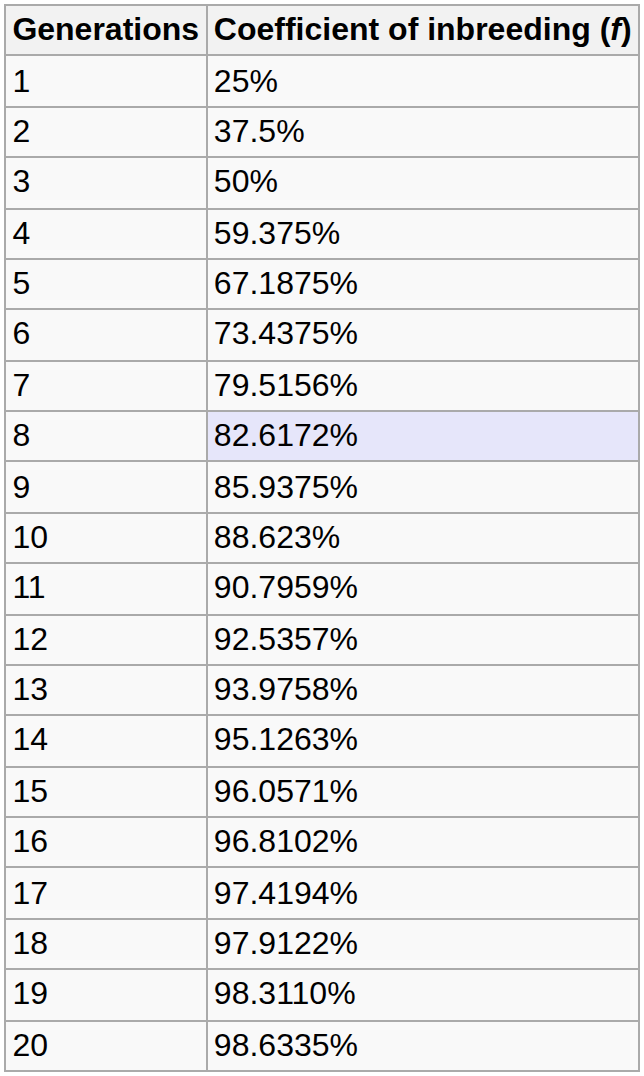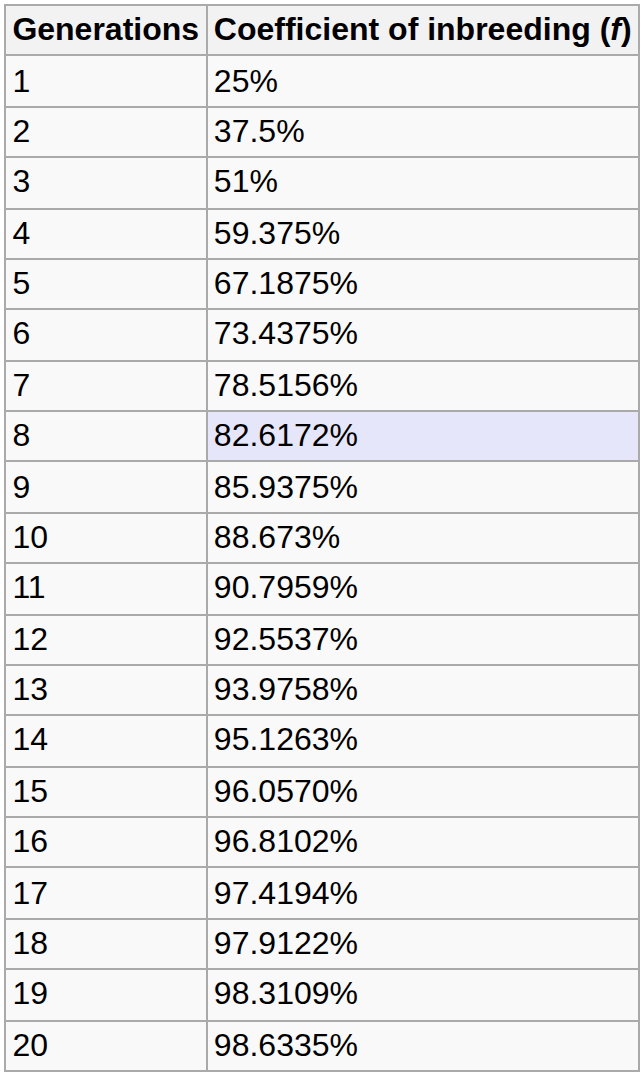(246, 182) 50% -> (246, 182) 51%
(286, 385) 79.5156% -> (286, 385) 78.5156%
(277, 537) 88.623% -> (277, 537) 88.673%
(286, 638) 92.5357% -> (286, 638) 92.5537%
(286, 791) 96.0571% -> (286, 791) 96.0570%
(285, 994) 98.3110% -> (286, 994) 98.3109%
